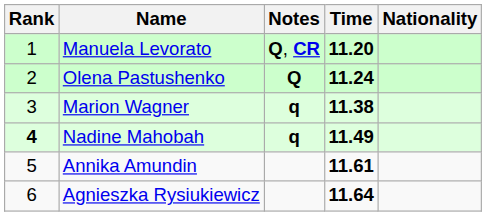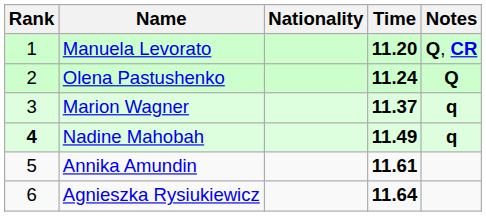columns swapped: (430, 19) <-> (294, 19)
(351, 107) 11.38 -> (395, 107) 11.37
